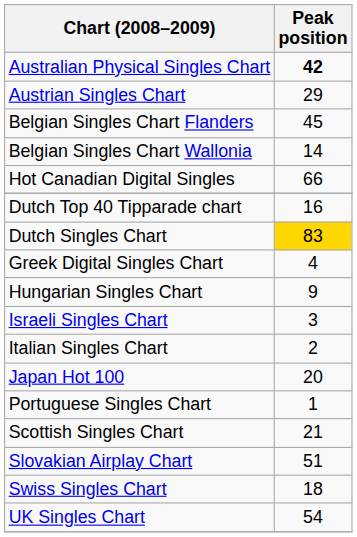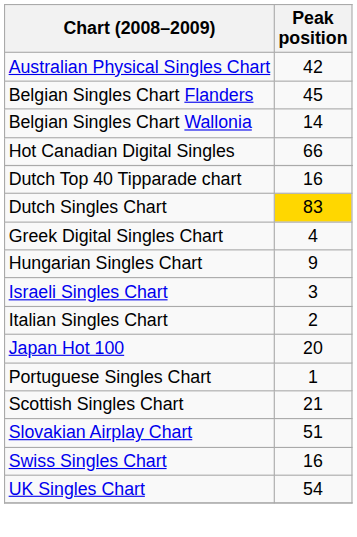(313, 66) bold -> (313, 66) normal
- row: (97, 94)
(313, 489) 18 -> (313, 461) 16
